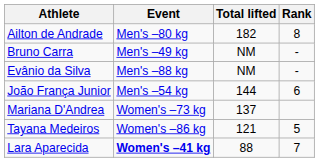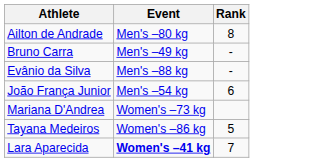- column: (246, 14)
